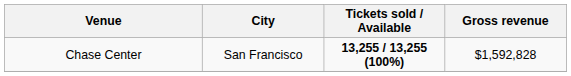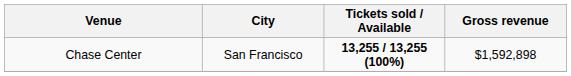(506, 54) $1,592,828 -> (506, 54) $1,592,898
